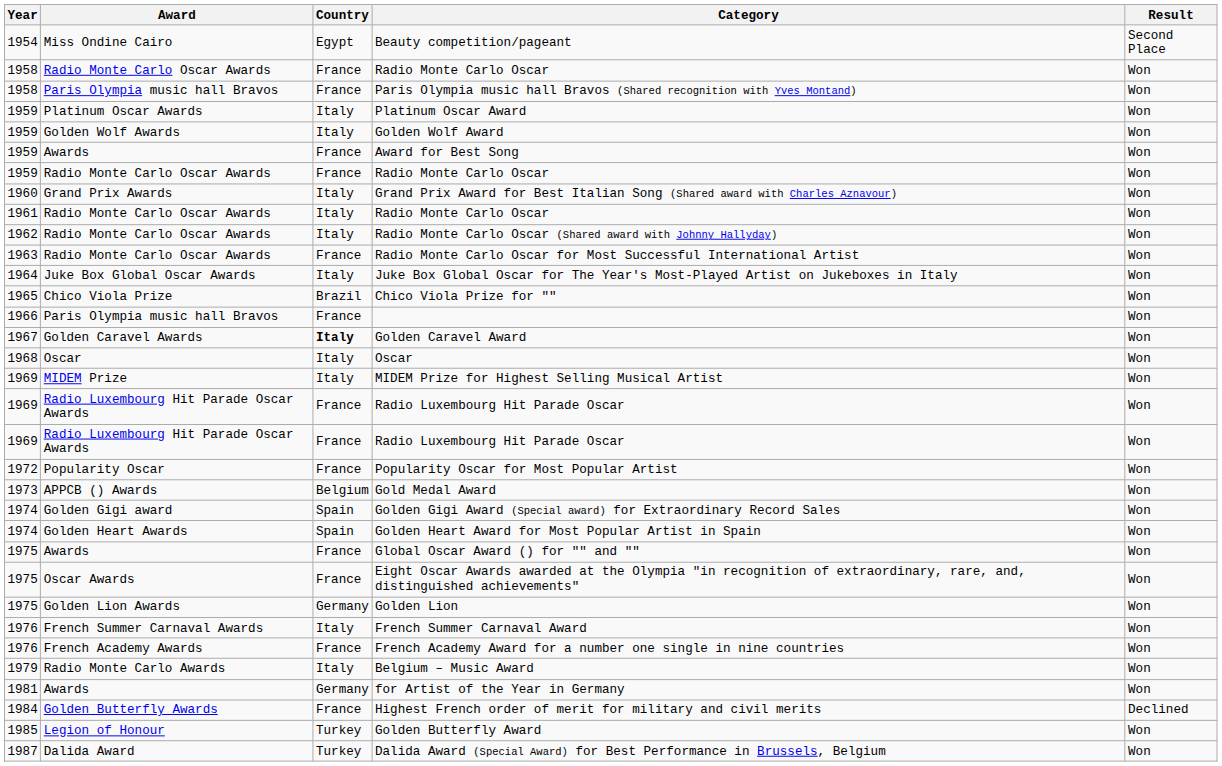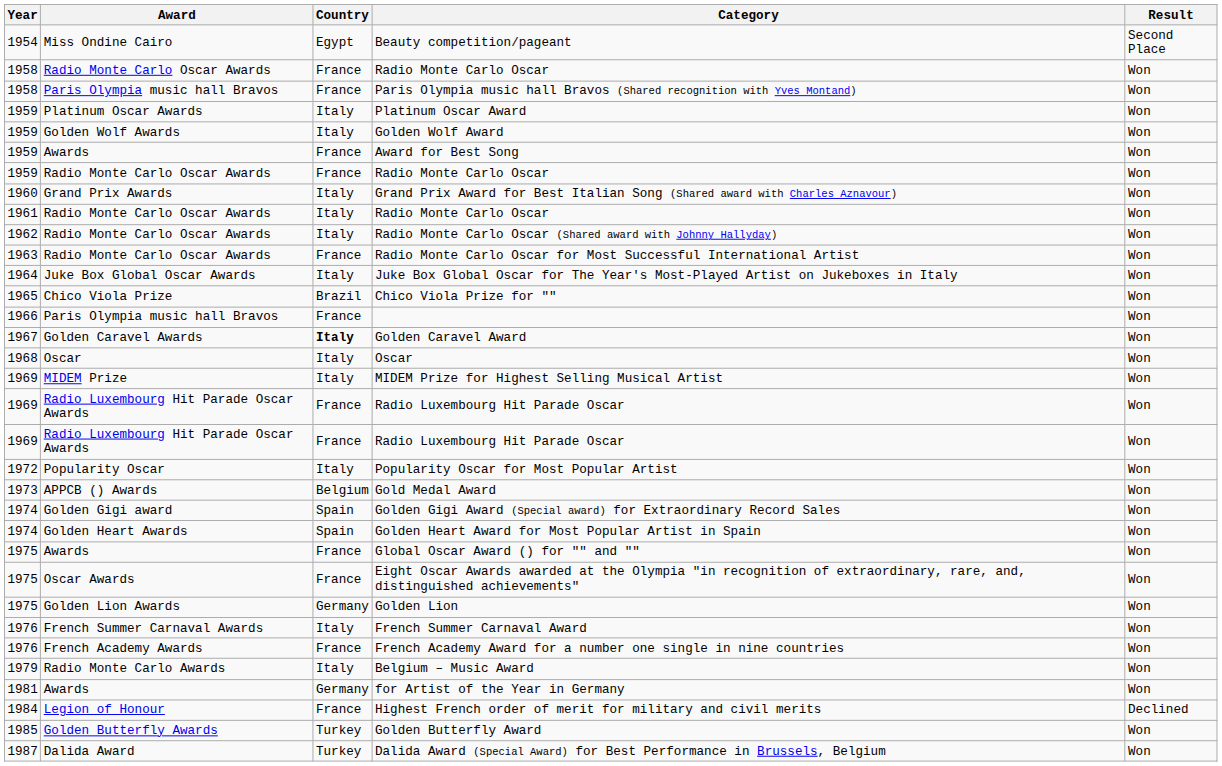(339, 469) France -> (335, 469) Italy
(131, 710) Golden Butterfly Awards -> (104, 710) Legion of Honour
(104, 731) Legion of Honour -> (131, 731) Golden Butterfly Awards
